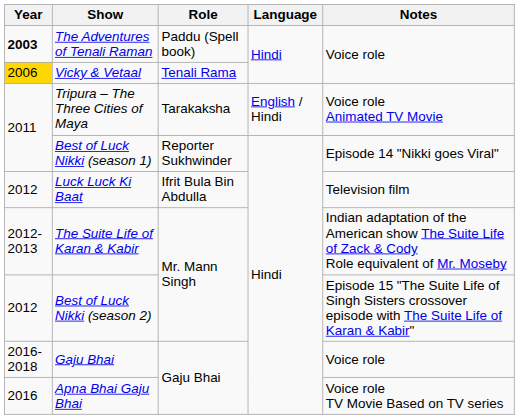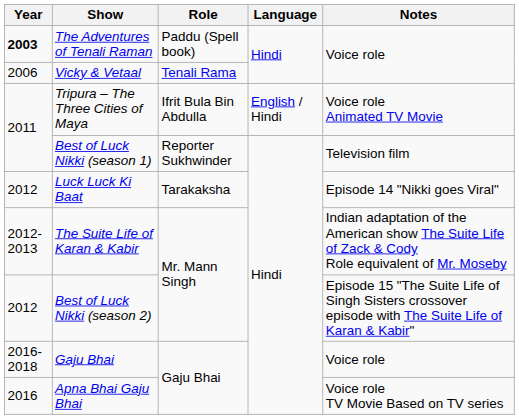(22, 72) gold background -> (22, 72) no background
(196, 109) Tarakaksha -> (198, 109) Ifrit Bula Bin Abdulla
(412, 153) Episode 14 "Nikki goes Viral" -> (368, 153) Television film
(198, 189) Ifrit Bula Bin Abdulla -> (196, 189) Tarakaksha
(368, 189) Television film -> (412, 189) Episode 14 "Nikki goes Viral"
